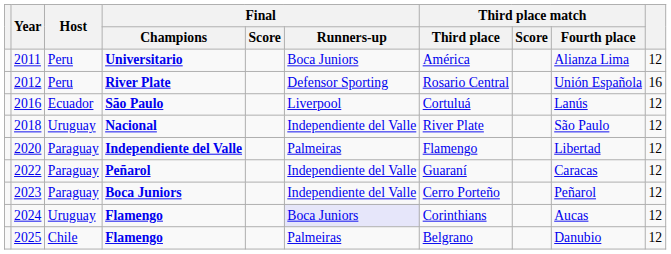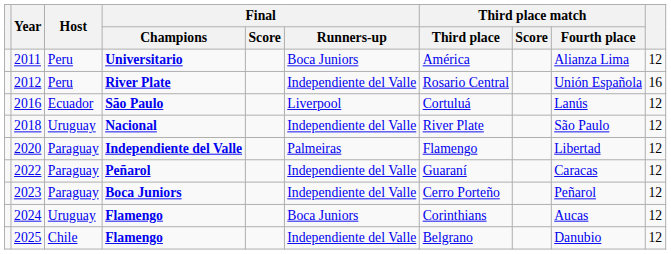(338, 81) Defensor Sporting -> (352, 81) Independiente del Valle
(323, 215) lavender background -> (323, 215) no background
(314, 237) Palmeiras -> (352, 237) Independiente del Valle
